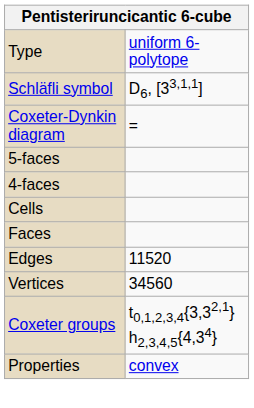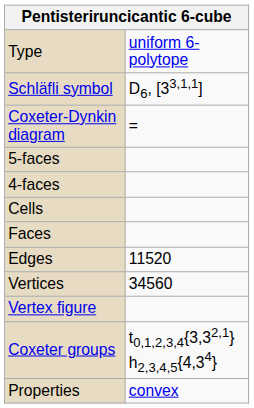+ row: (52, 308)
